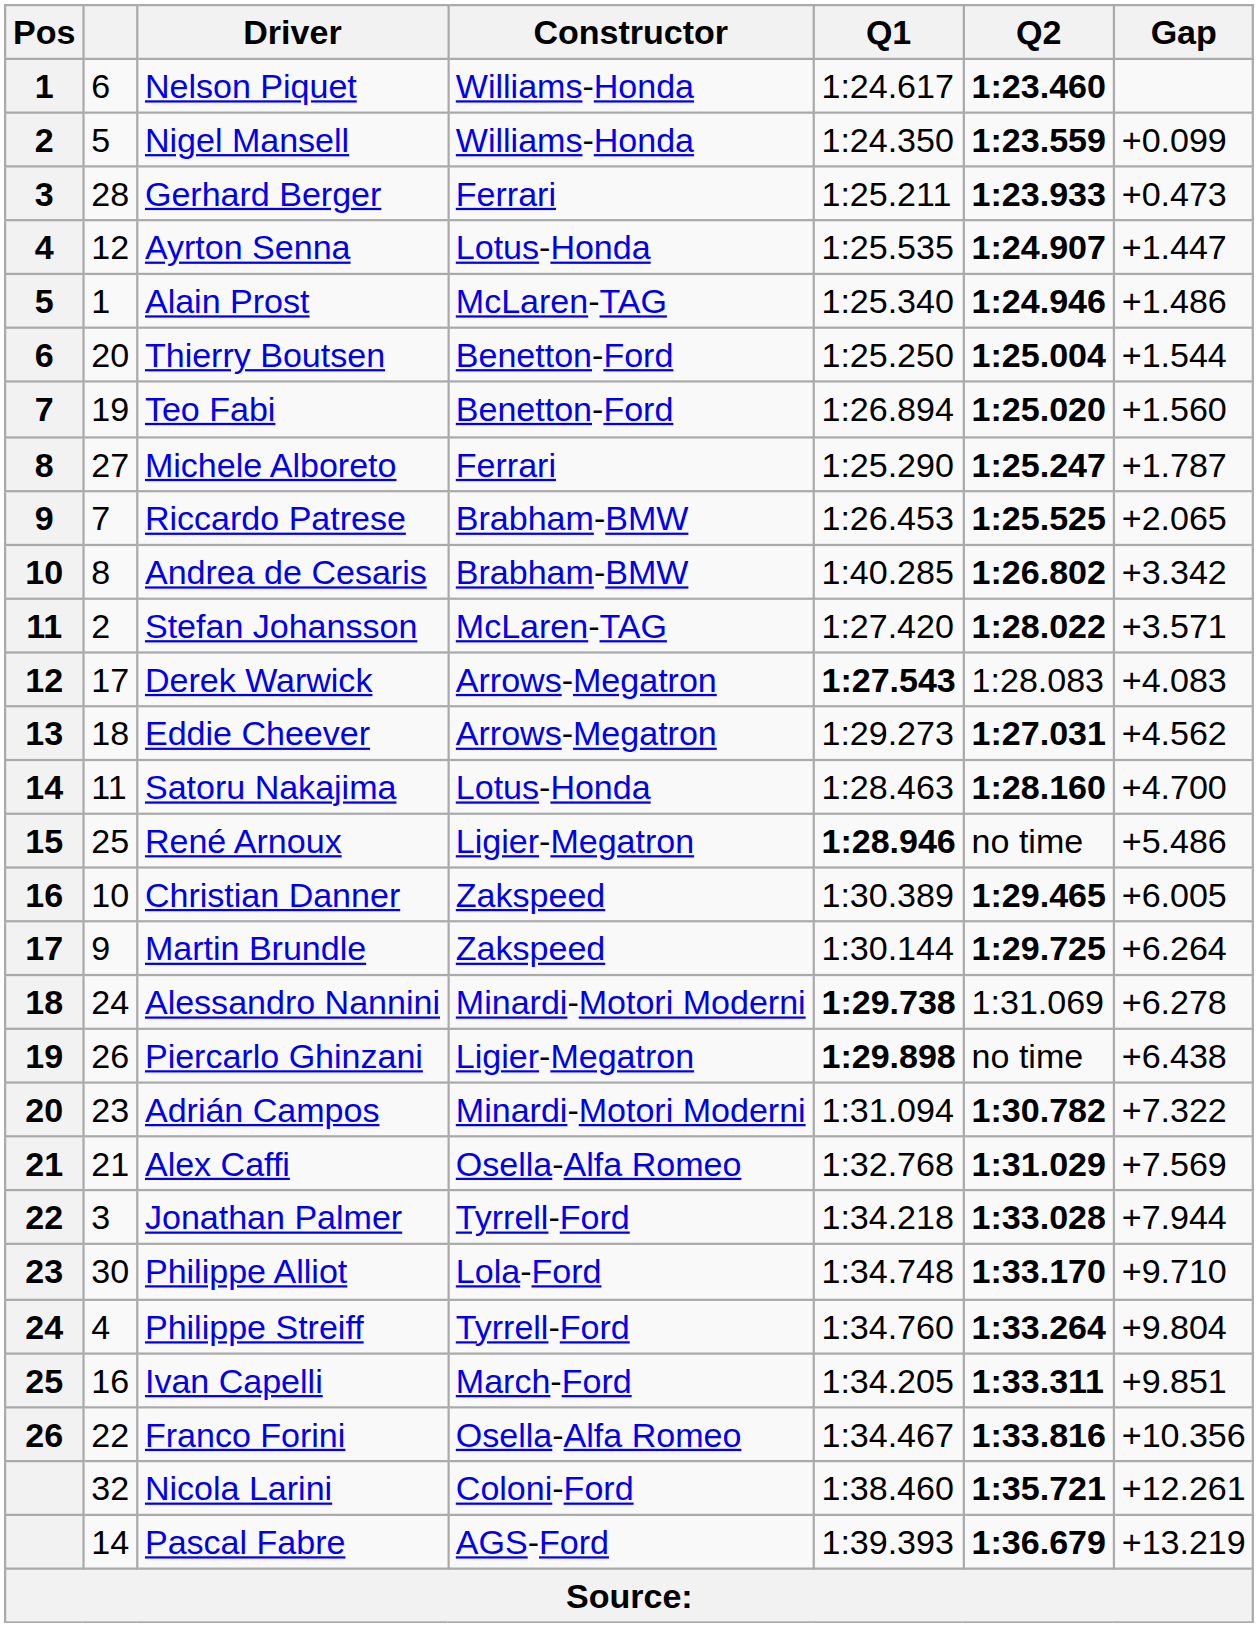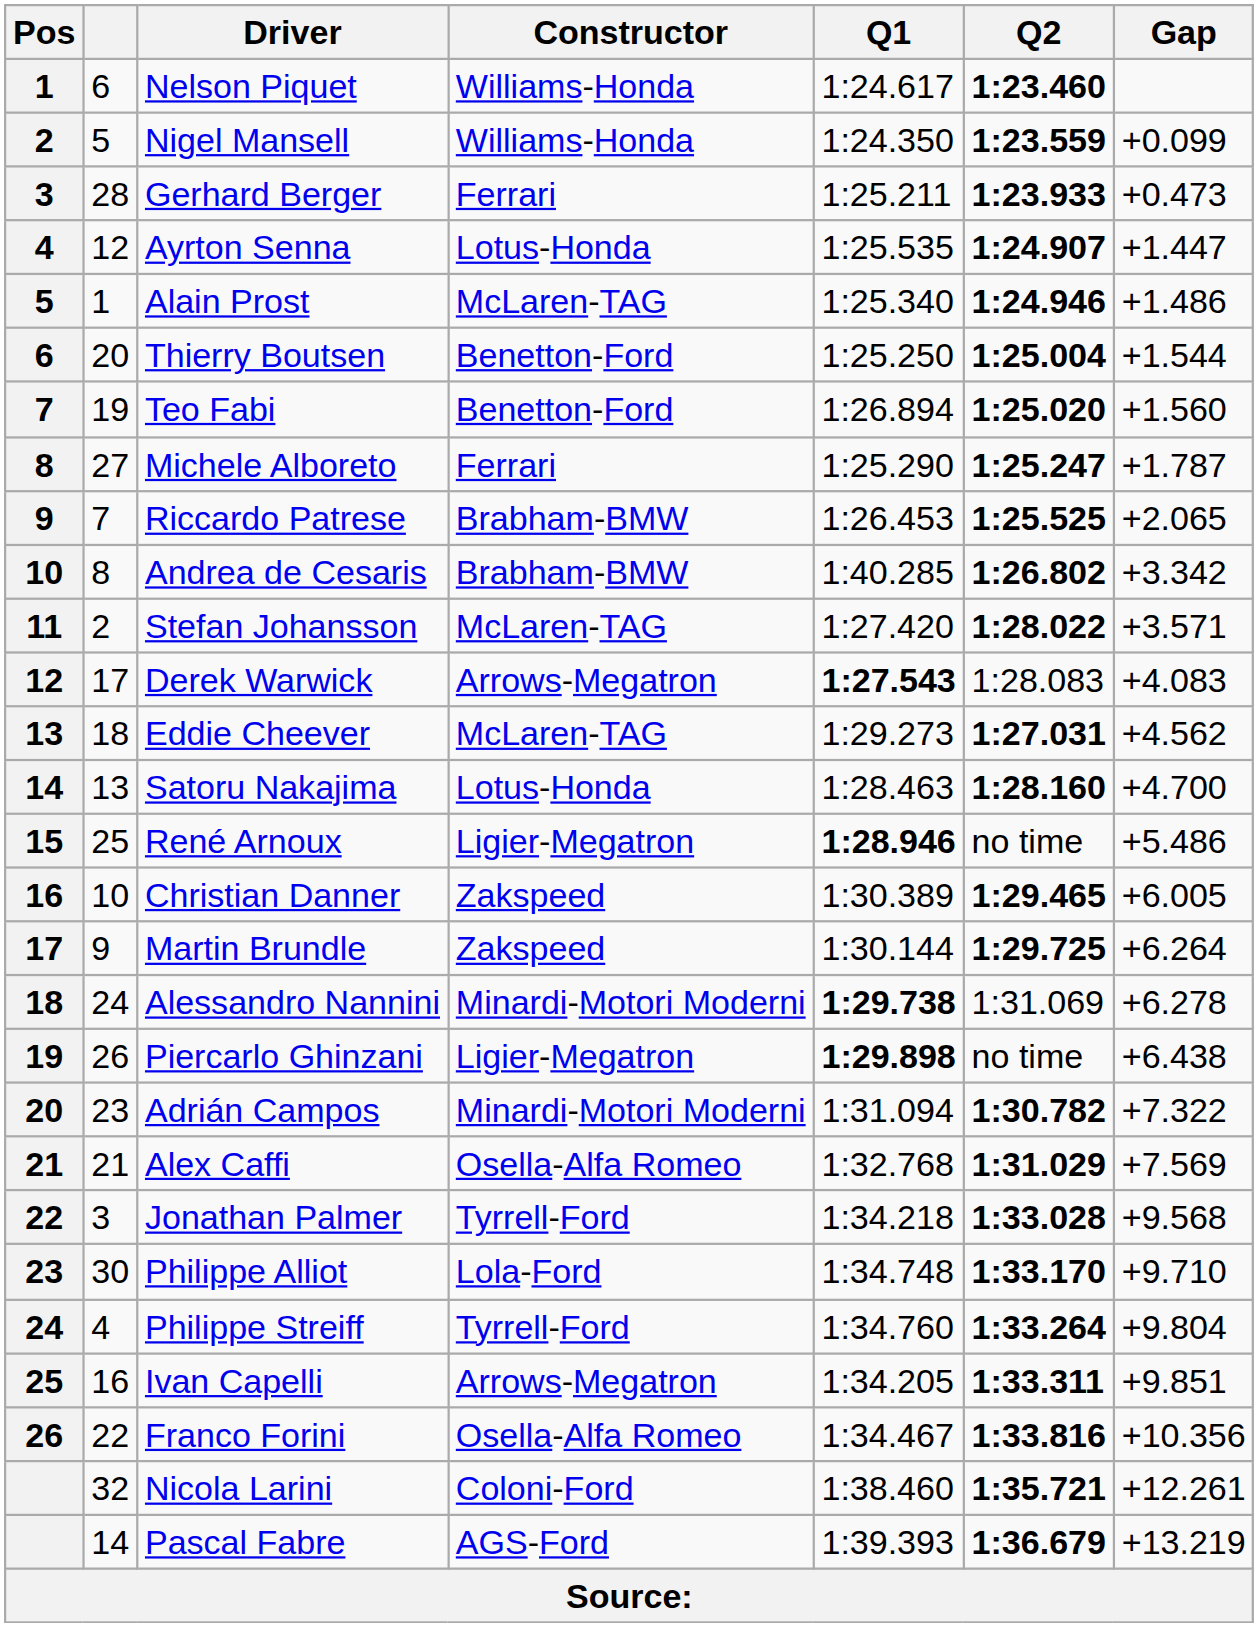(586, 733) Arrows-Megatron -> (561, 733) McLaren-TAG
(109, 787) 11 -> (110, 787) 13
(1174, 1218) +7.944 -> (1174, 1218) +9.568
(544, 1380) March-Ford -> (586, 1380) Arrows-Megatron
